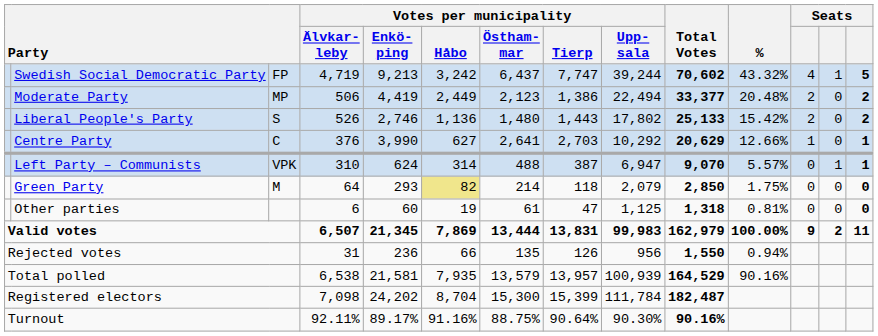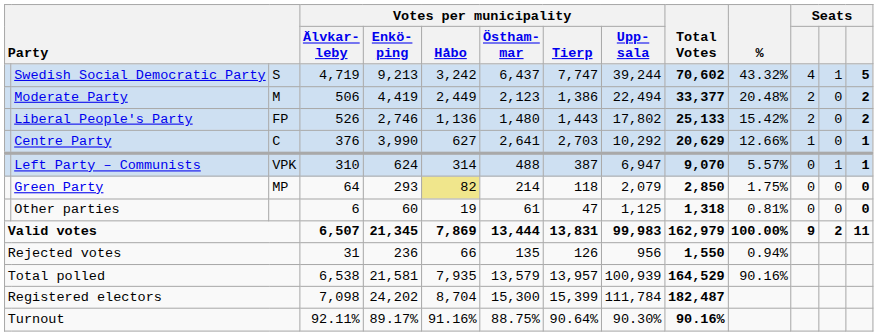(280, 75) FP -> (276, 75) S
(280, 97) MP -> (276, 97) M
(276, 119) S -> (280, 119) FP
(276, 187) M -> (280, 187) MP
